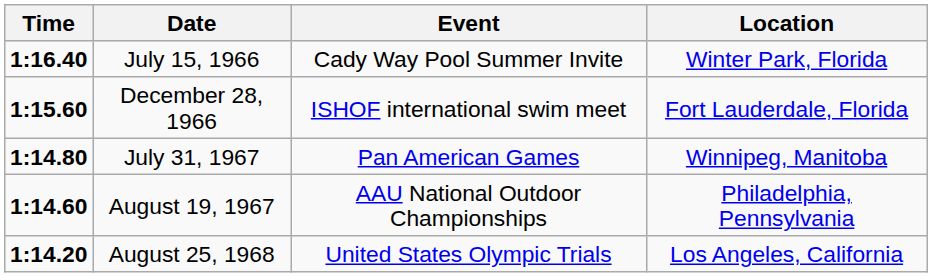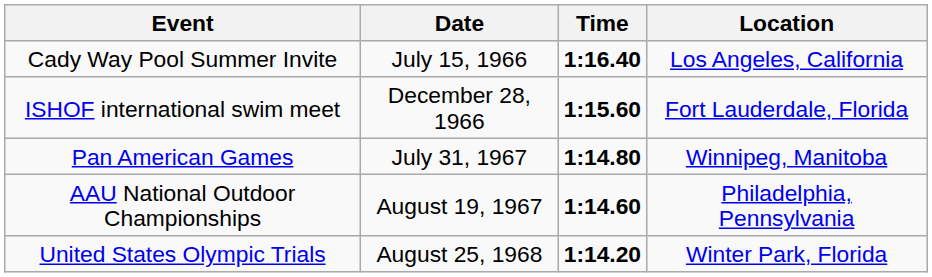columns swapped: (49, 23) <-> (468, 23)
(787, 59) Winter Park, Florida -> (787, 59) Los Angeles, California
(787, 254) Los Angeles, California -> (787, 254) Winter Park, Florida
